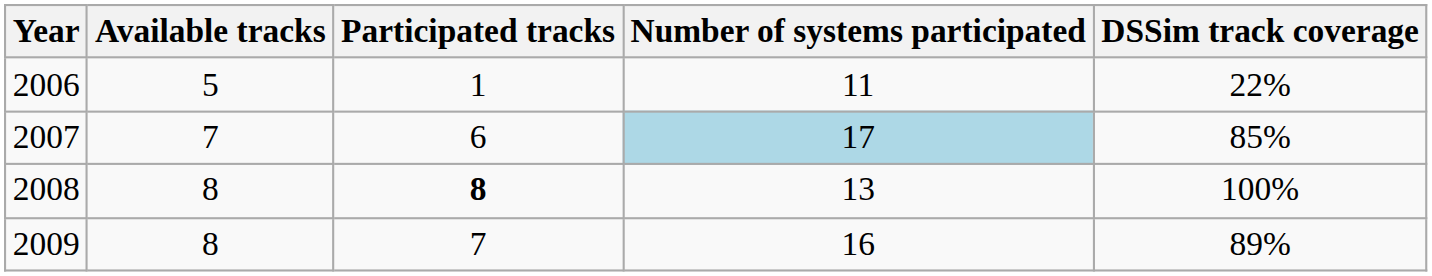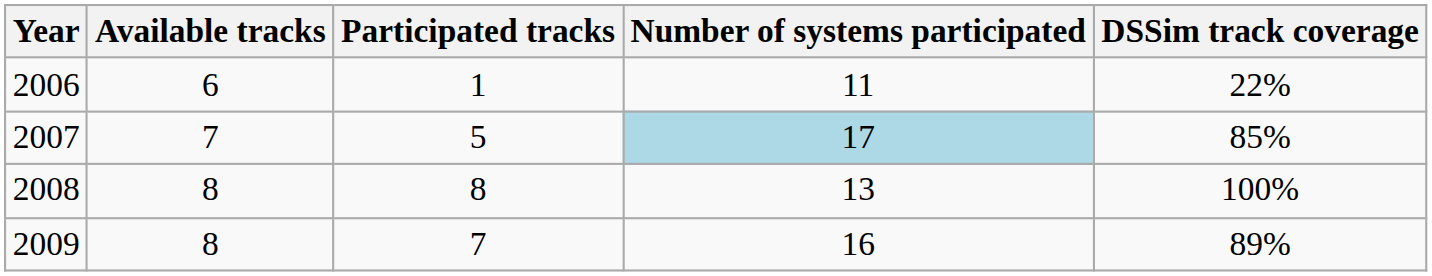(210, 84) 5 -> (210, 84) 6
(478, 137) 6 -> (478, 137) 5
(478, 190) bold -> (478, 190) normal
